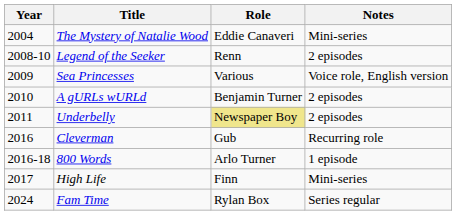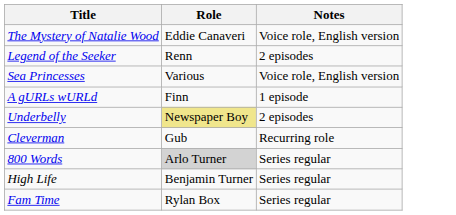- column: (29, 14)
(338, 35) Mini-series -> (329, 35) Voice role, English version
(258, 96) Benjamin Turner -> (177, 96) Finn
(335, 96) 2 episodes -> (284, 96) 1 episode
(245, 158) no background -> (196, 158) lightgrey background
(333, 158) 1 episode -> (295, 158) Series regular
(226, 179) Finn -> (209, 179) Benjamin Turner
(338, 179) Mini-series -> (295, 179) Series regular
